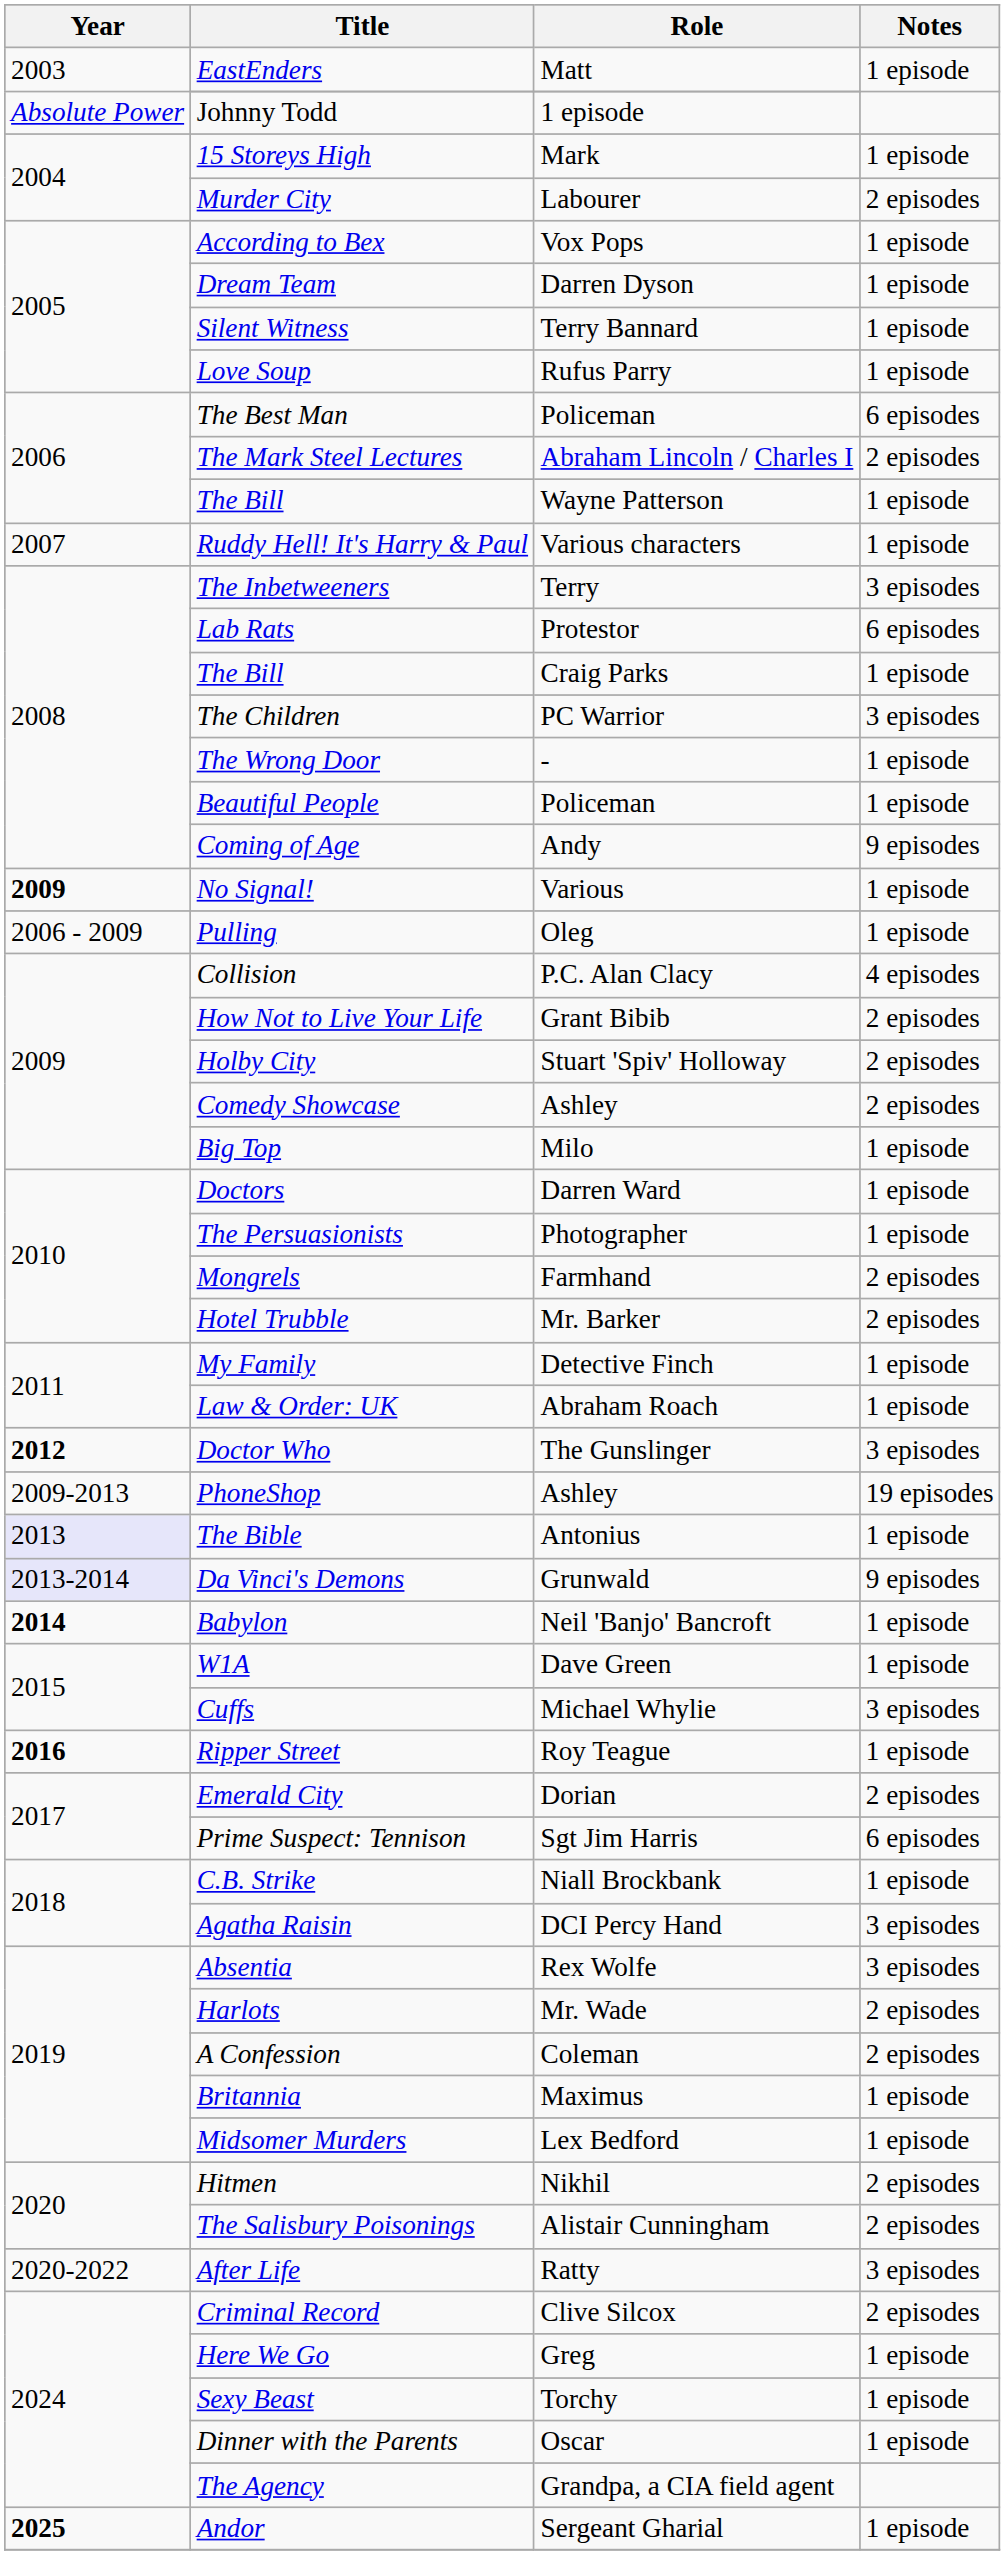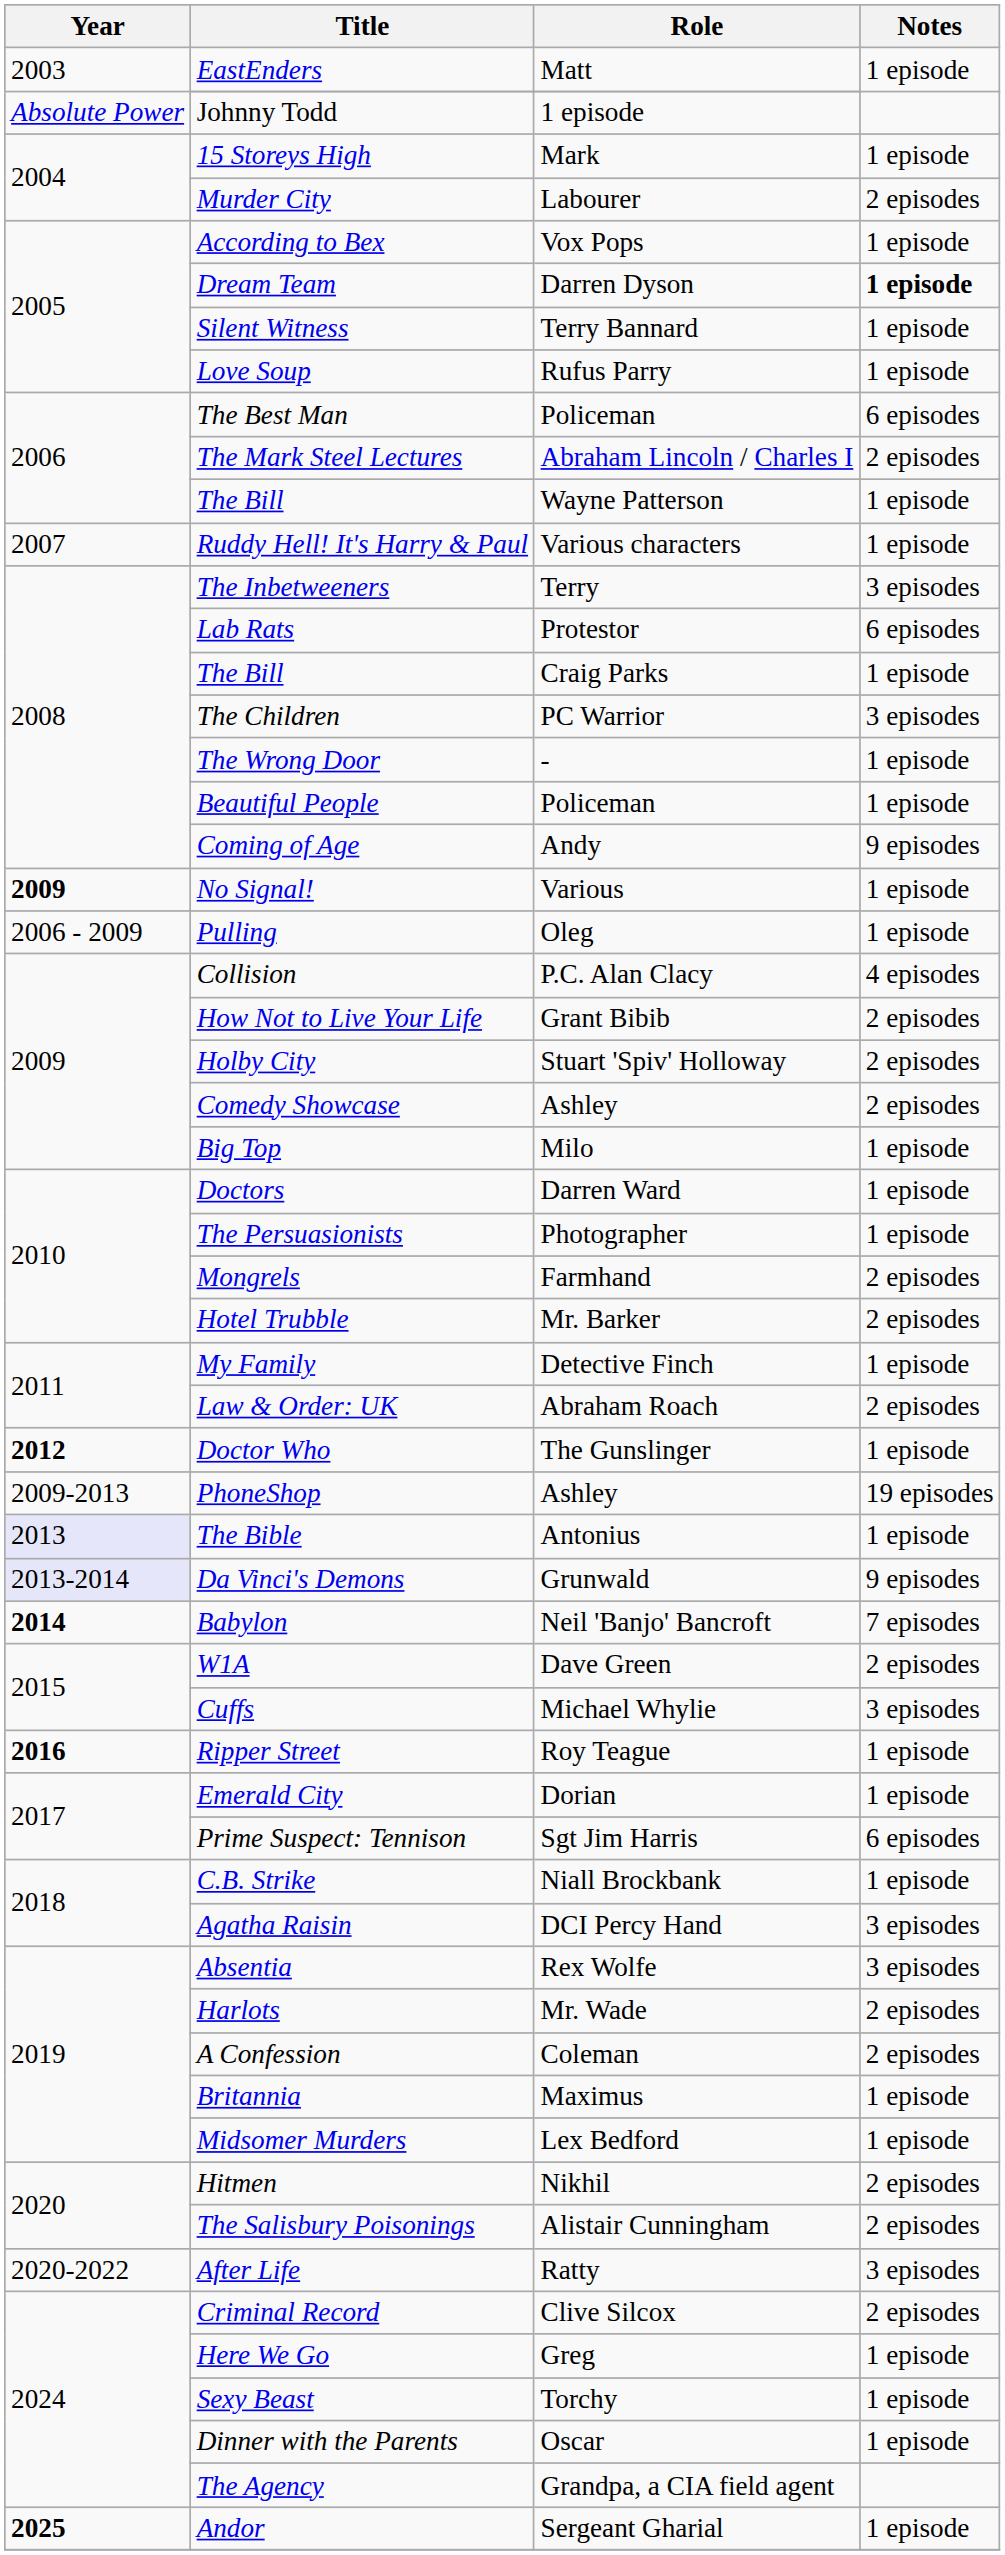(918, 284) normal -> (919, 284) bold
(918, 1406) 1 episode -> (923, 1406) 2 episodes
(923, 1449) 3 episodes -> (918, 1449) 1 episode
(918, 1622) 1 episode -> (923, 1622) 7 episodes
(918, 1665) 1 episode -> (923, 1665) 2 episodes
(923, 1794) 2 episodes -> (918, 1794) 1 episode
